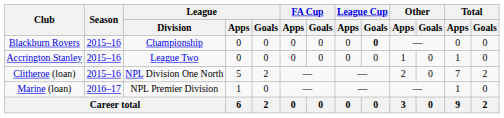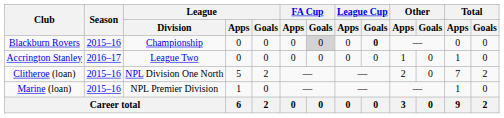(321, 43) no background -> (321, 43) lightgrey background
(104, 58) 2015–16 -> (104, 58) 2016–17
(104, 89) 2016–17 -> (104, 89) 2015–16
